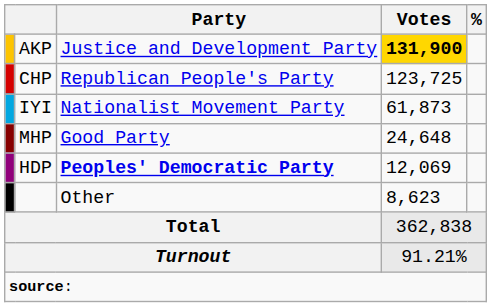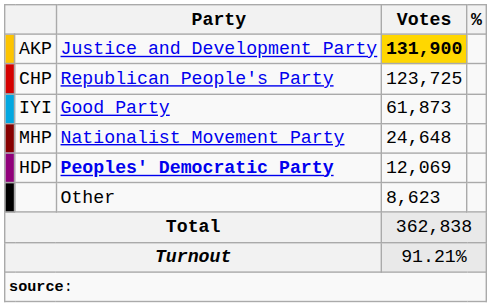(203, 109) Nationalist Movement Party -> (115, 109) Good Party
(115, 138) Good Party -> (203, 138) Nationalist Movement Party
